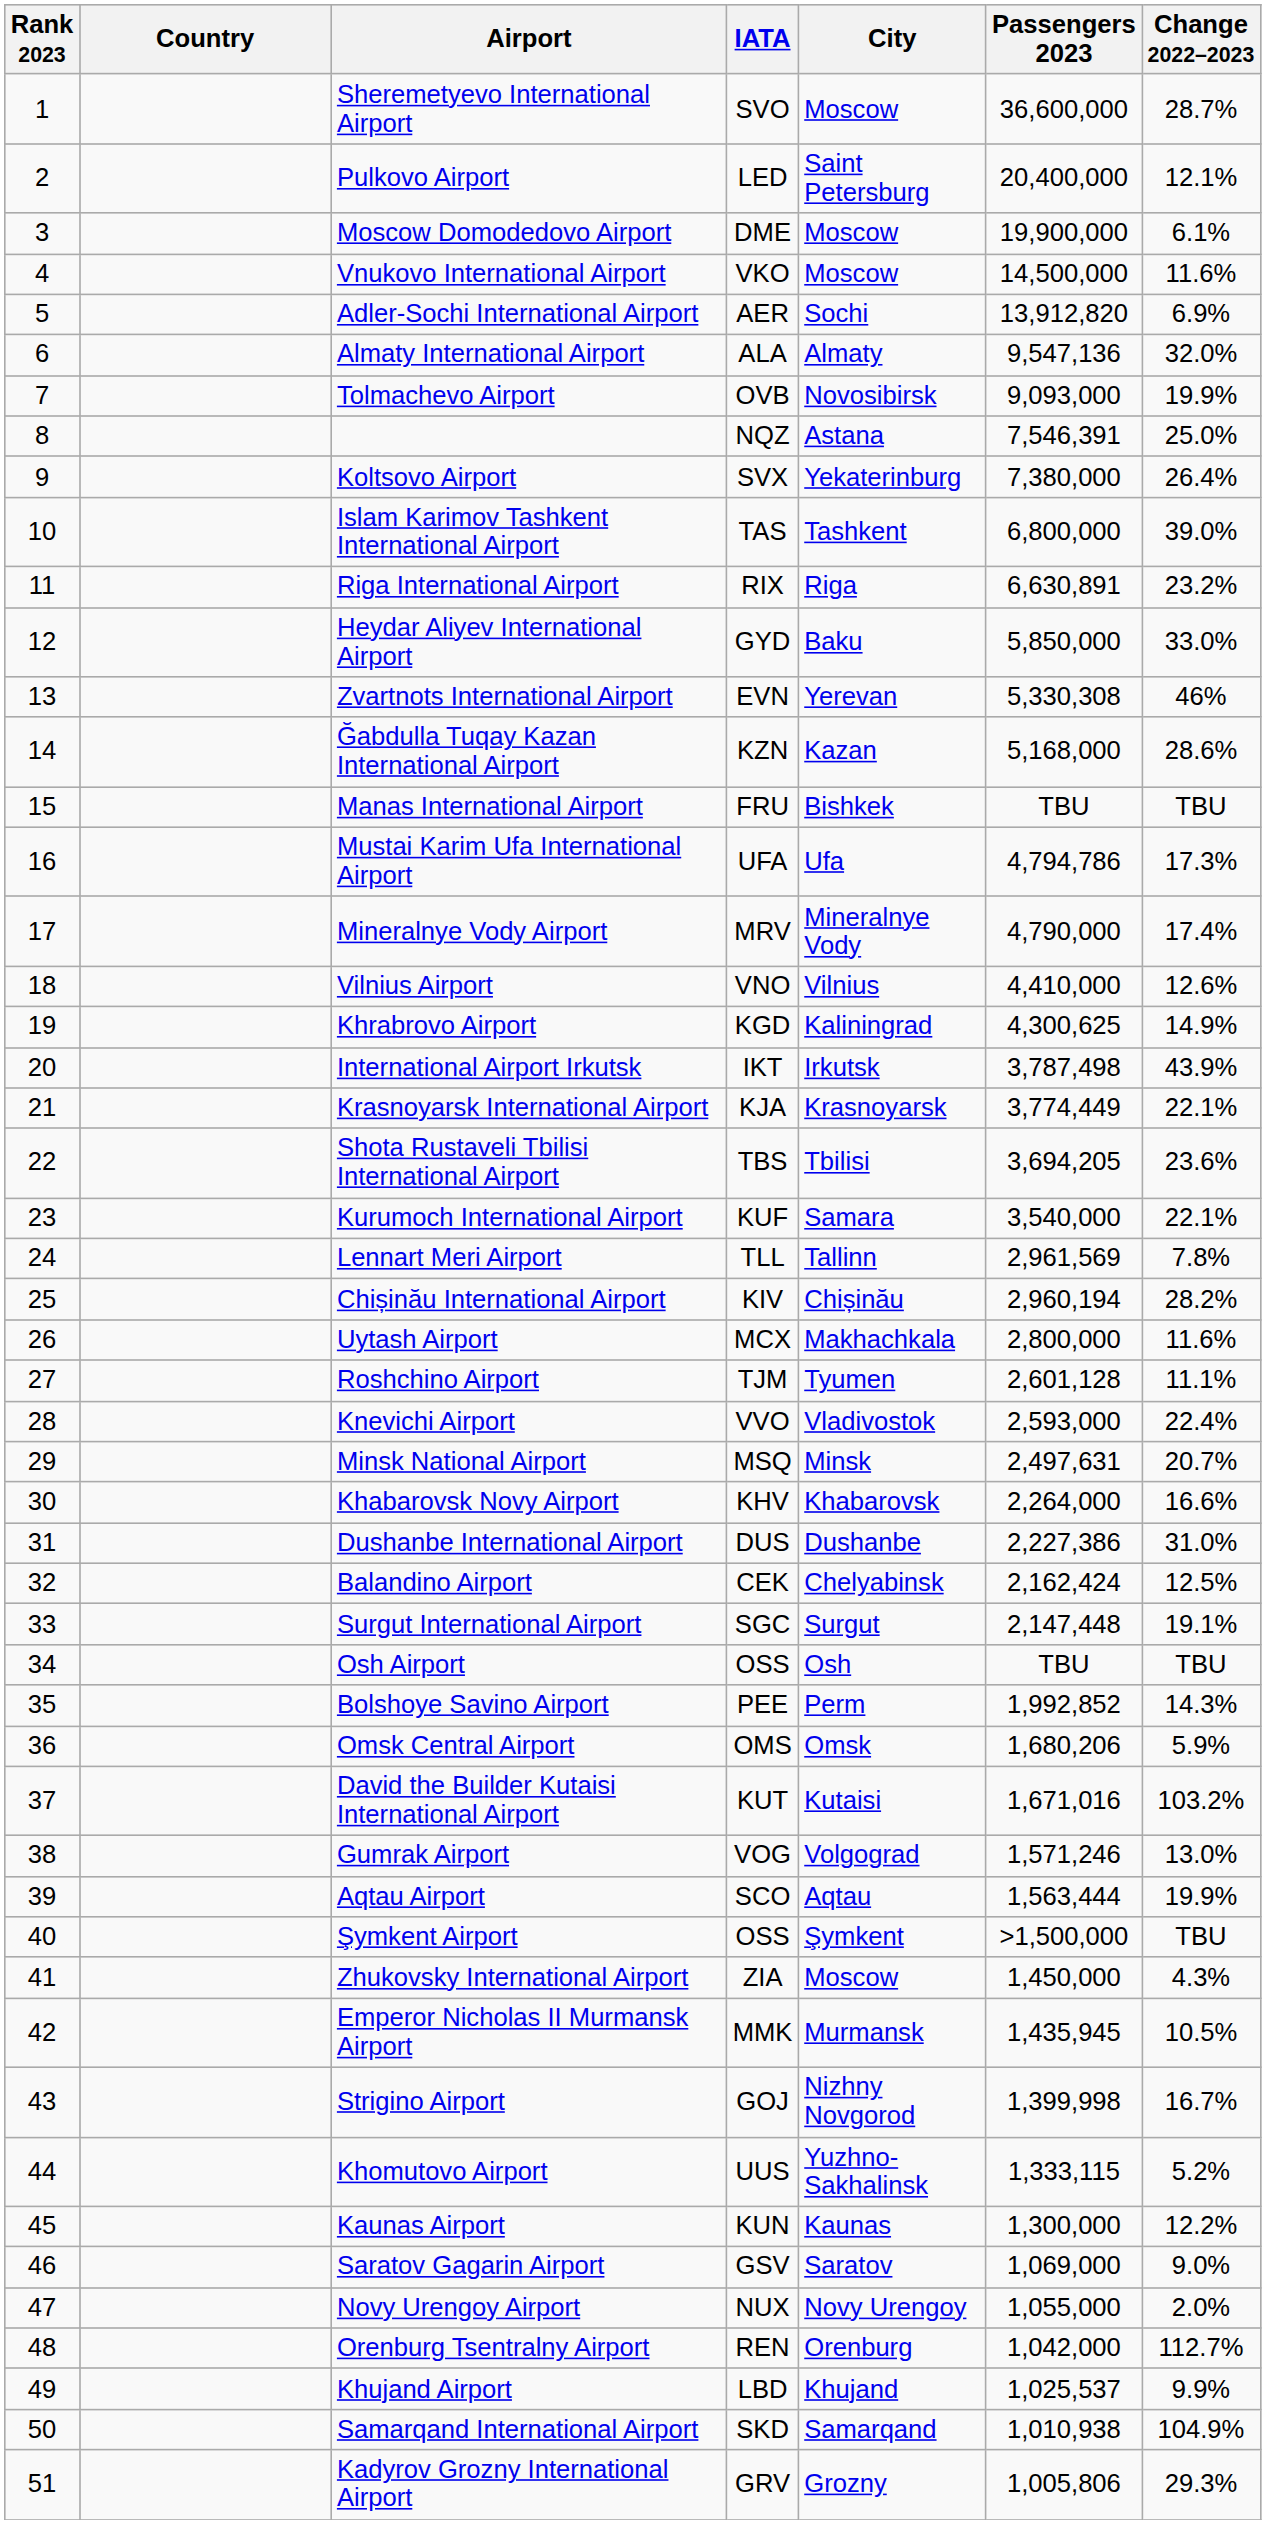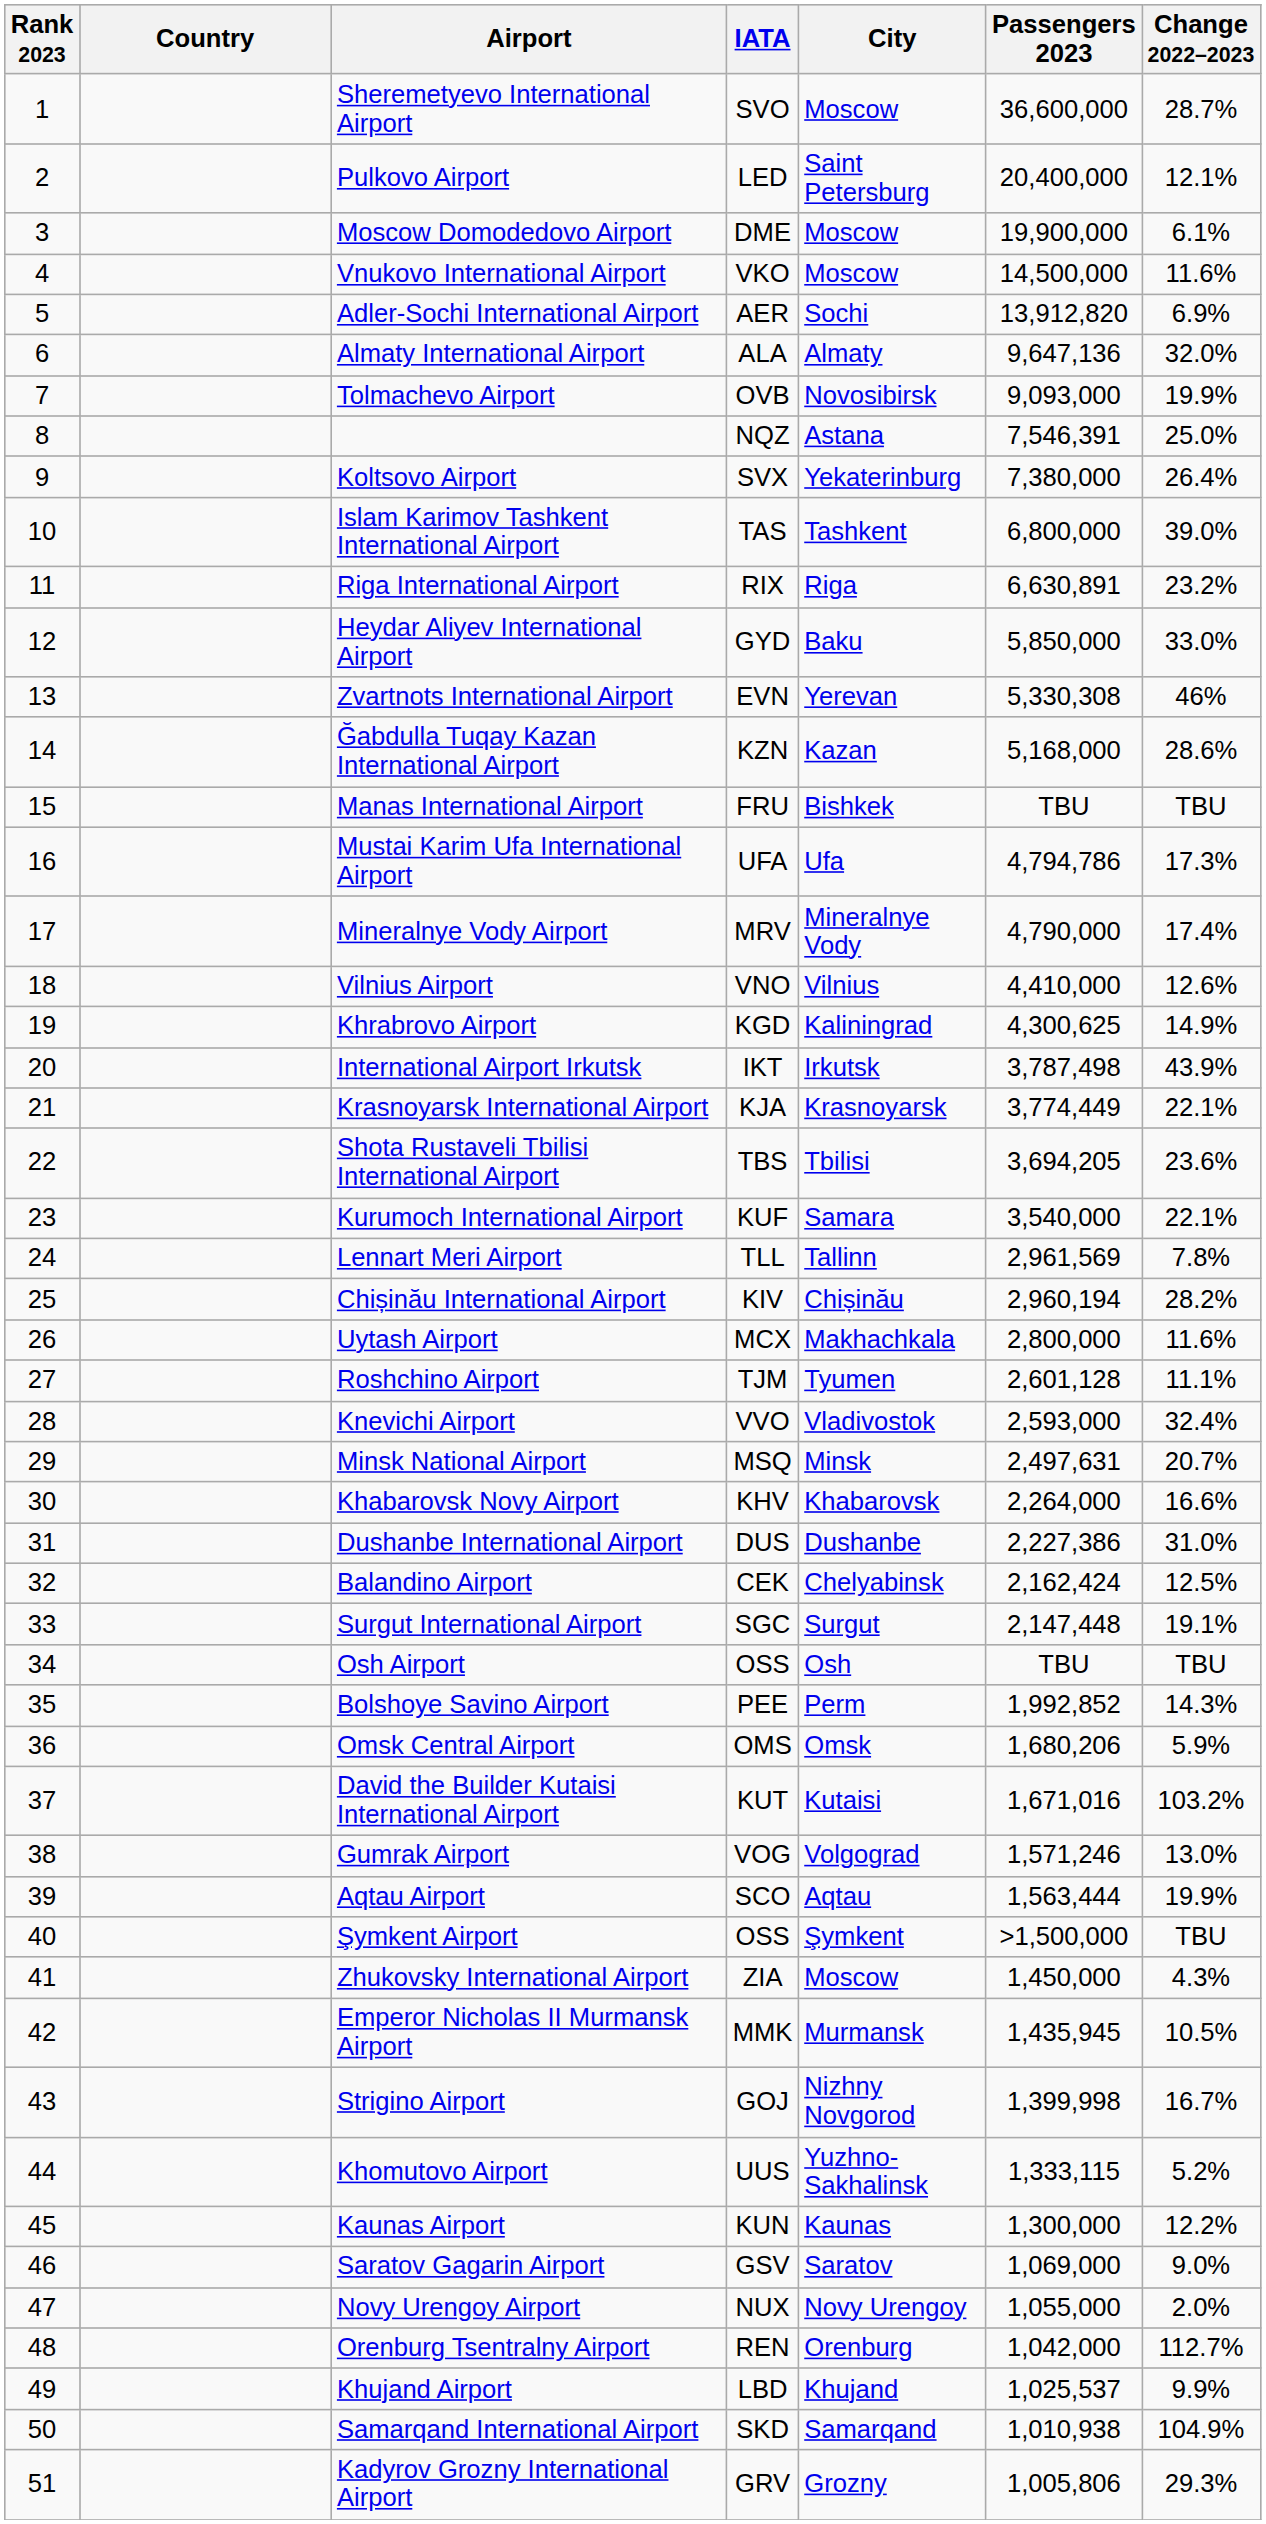(1064, 354) 9,547,136 -> (1064, 354) 9,647,136
(1201, 1420) 22.4% -> (1201, 1420) 32.4%
